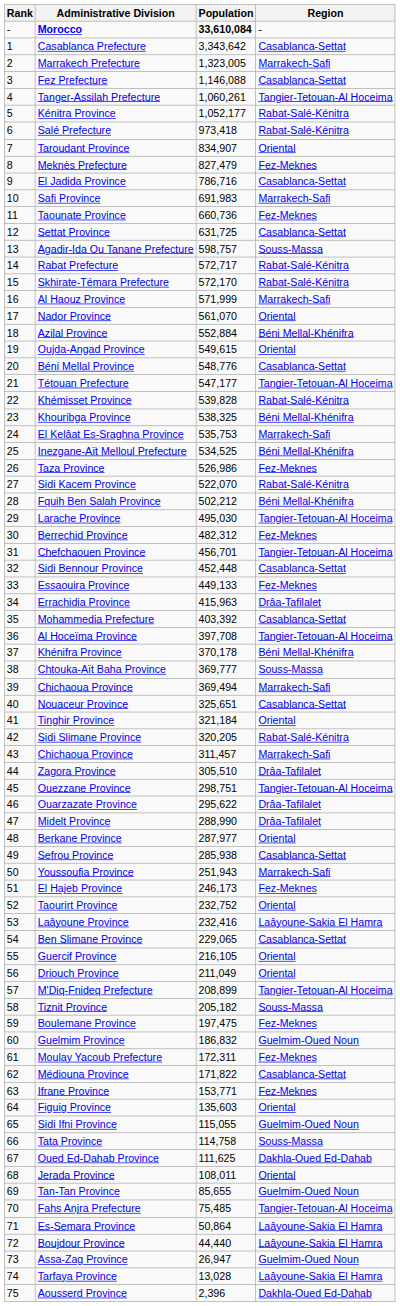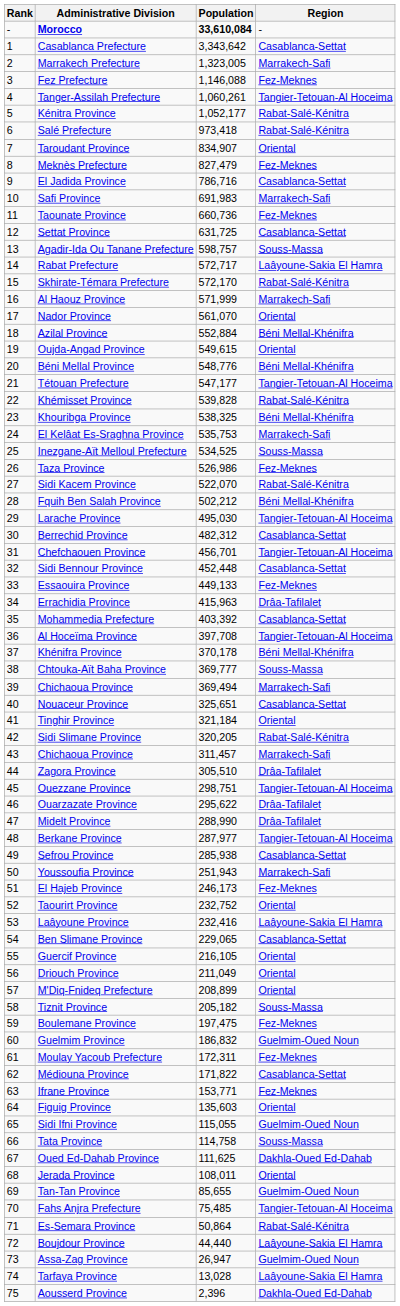(302, 80) Casablanca-Settat -> (288, 80) Fez-Meknes
(304, 266) Rabat-Salé-Kénitra -> (320, 266) Laâyoune-Sakia El Hamra
(302, 367) Casablanca-Settat -> (306, 367) Béni Mellal-Khénifra
(306, 451) Béni Mellal-Khénifra -> (291, 451) Souss-Massa
(288, 535) Fez-Meknes -> (302, 535) Casablanca-Settat
(277, 838) Oriental -> (325, 838) Tangier-Tetouan-Al Hoceima
(325, 990) Tangier-Tetouan-Al Hoceima -> (277, 990) Oriental
(320, 1226) Laâyoune-Sakia El Hamra -> (304, 1226) Rabat-Salé-Kénitra
